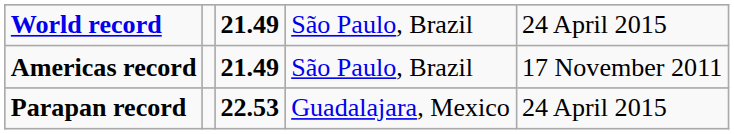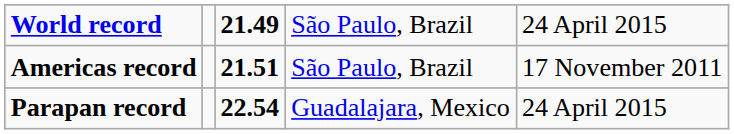(250, 66) 21.49 -> (250, 66) 21.51
(250, 107) 22.53 -> (250, 107) 22.54
